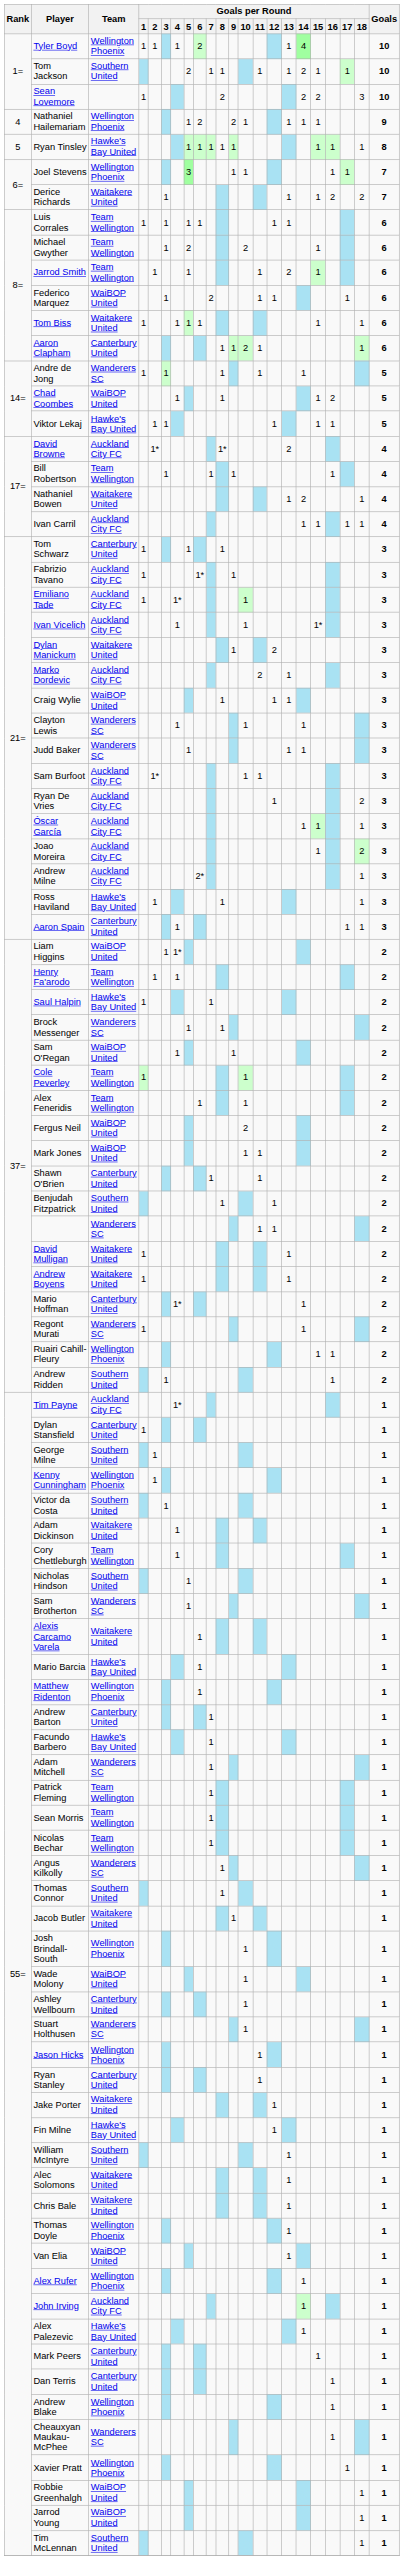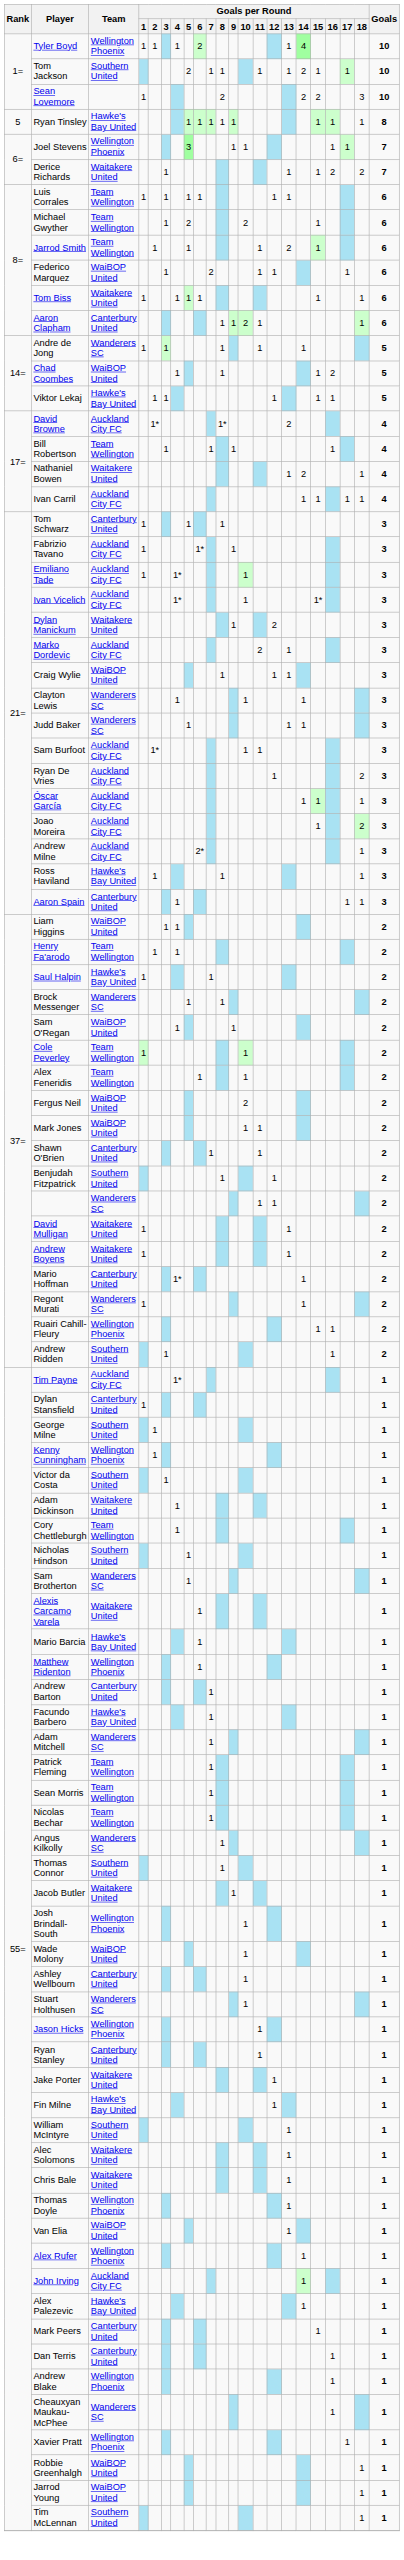- row: (18, 121)
(177, 625) 1 -> (177, 599) 1*
(177, 952) 1* -> (177, 927) 1
